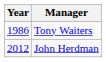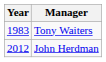(18, 30) 1986 -> (18, 30) 1983
